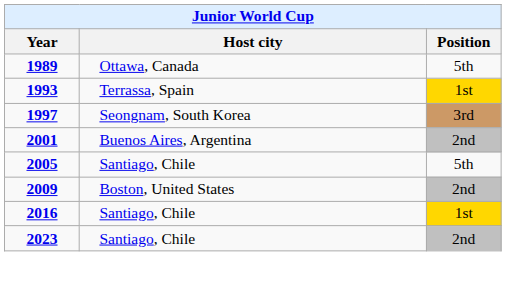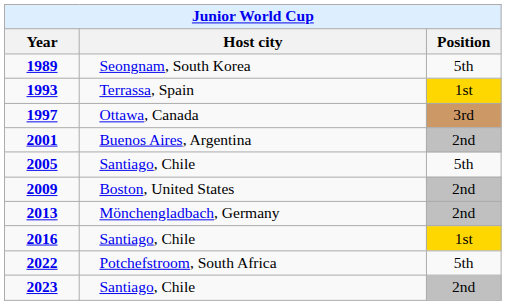(149, 66) Ottawa, Canada -> (175, 66) Seongnam, South Korea
(175, 115) Seongnam, South Korea -> (149, 115) Ottawa, Canada
+ row: (42, 213)
+ row: (42, 262)
